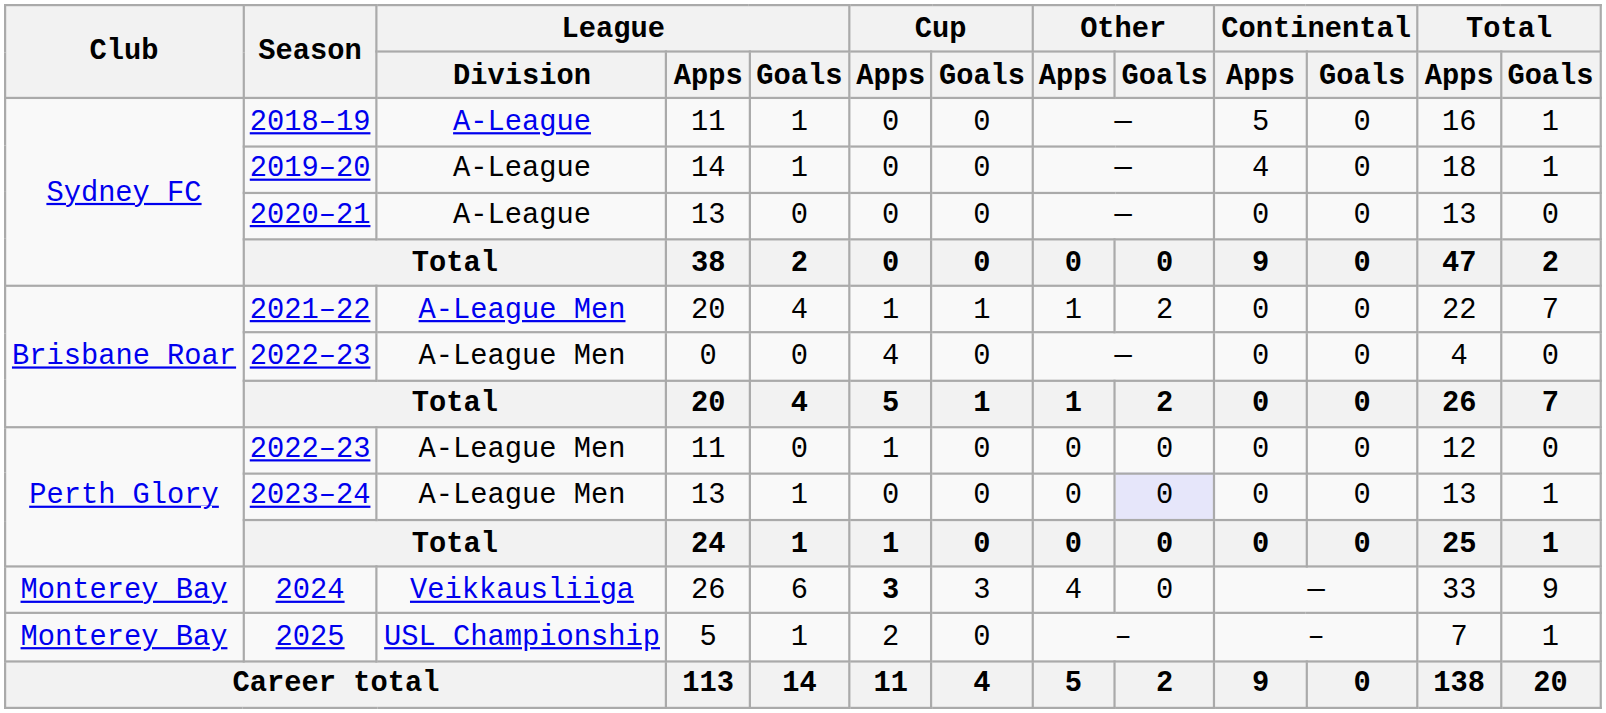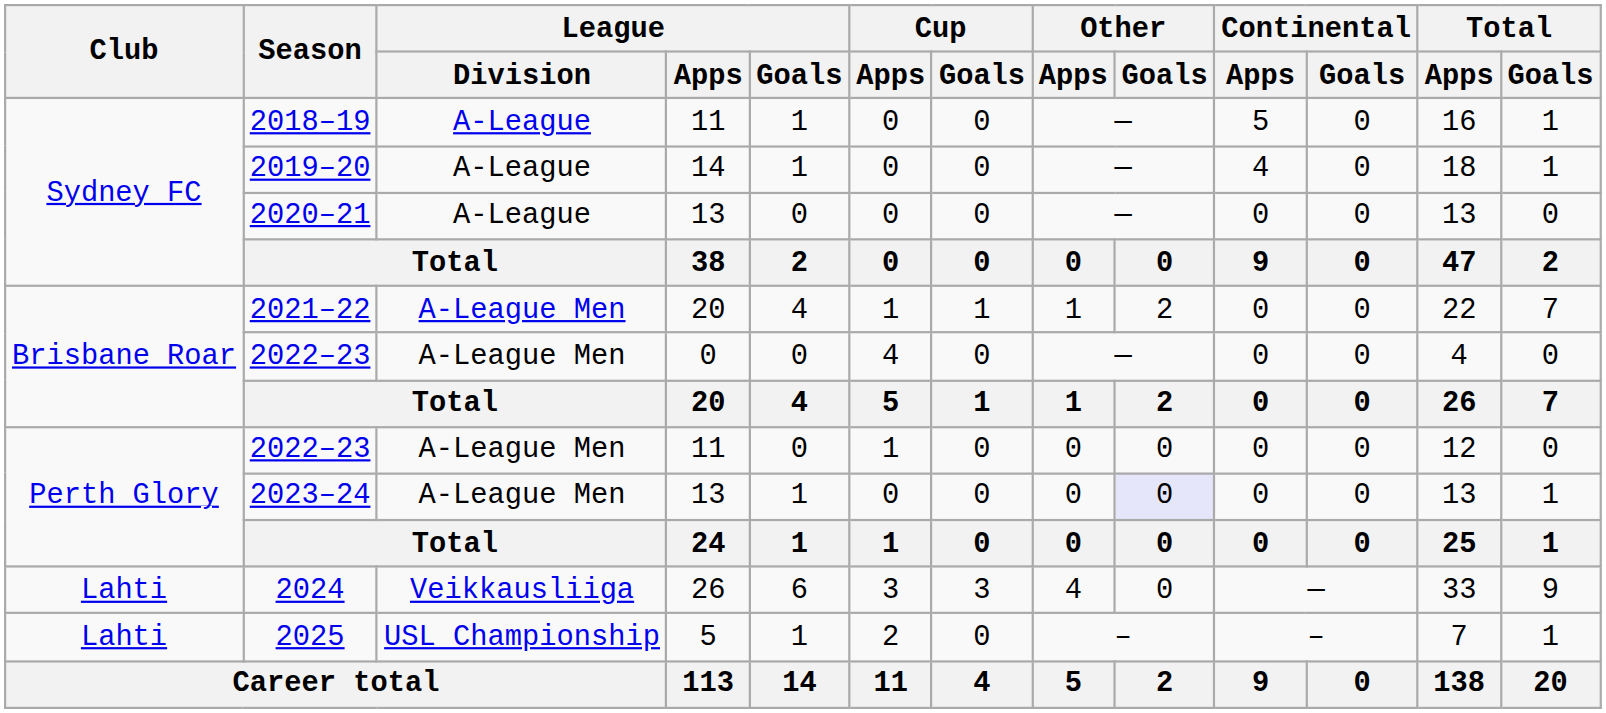(124, 590) Monterey Bay -> (124, 590) Lahti
(891, 590) bold -> (891, 590) normal
(124, 637) Monterey Bay -> (124, 637) Lahti
